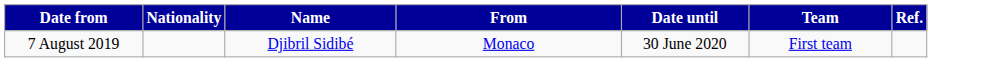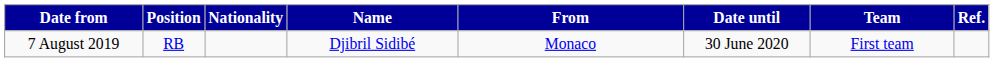+ column: (174, 17)
